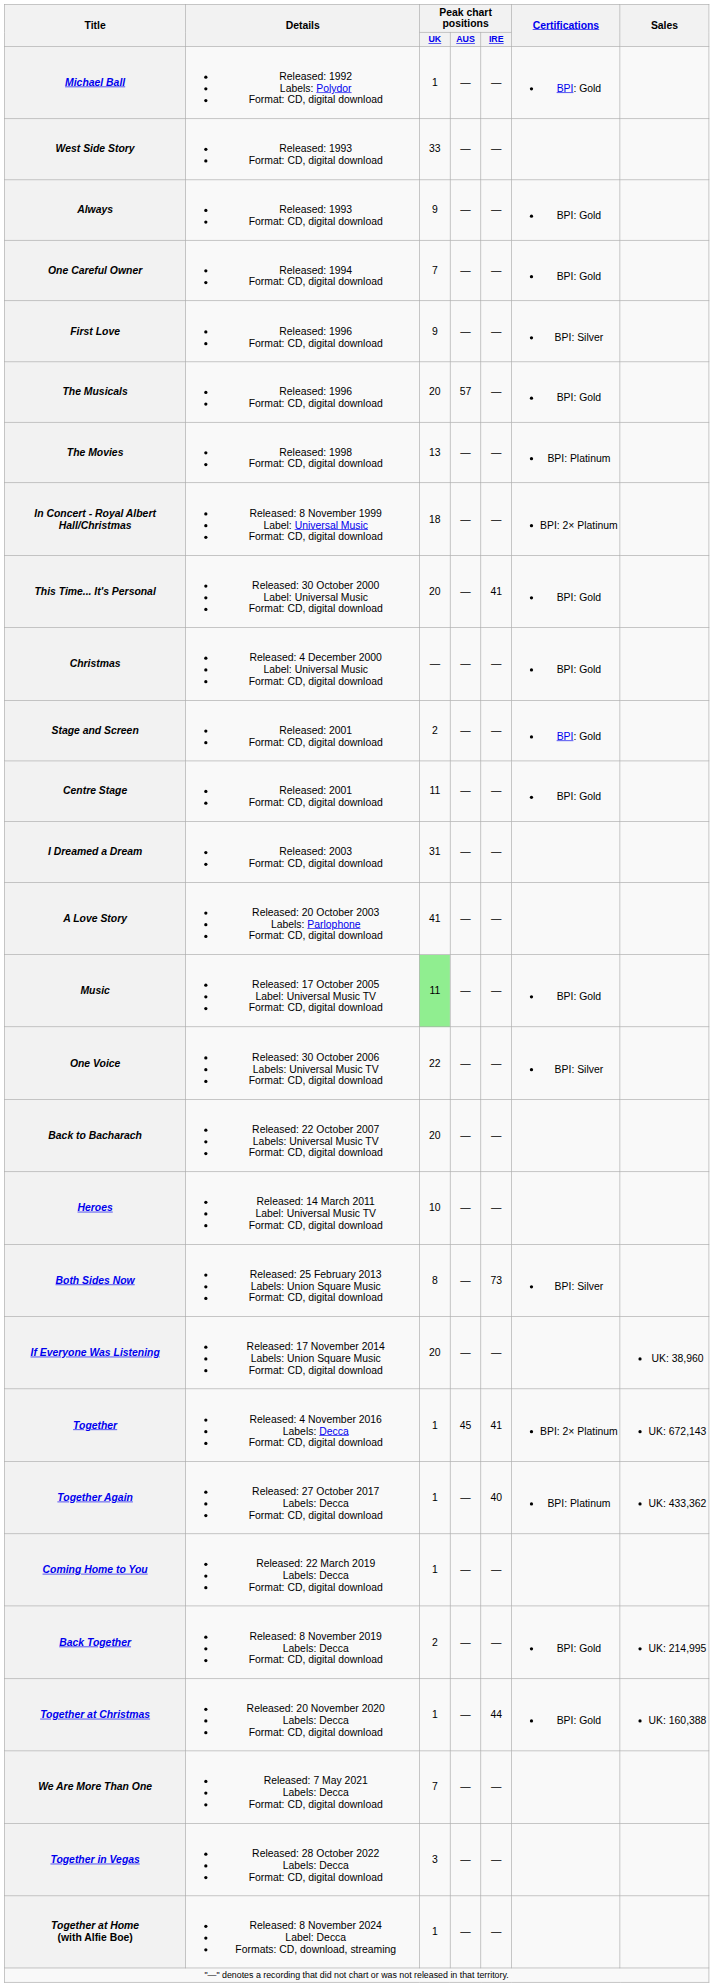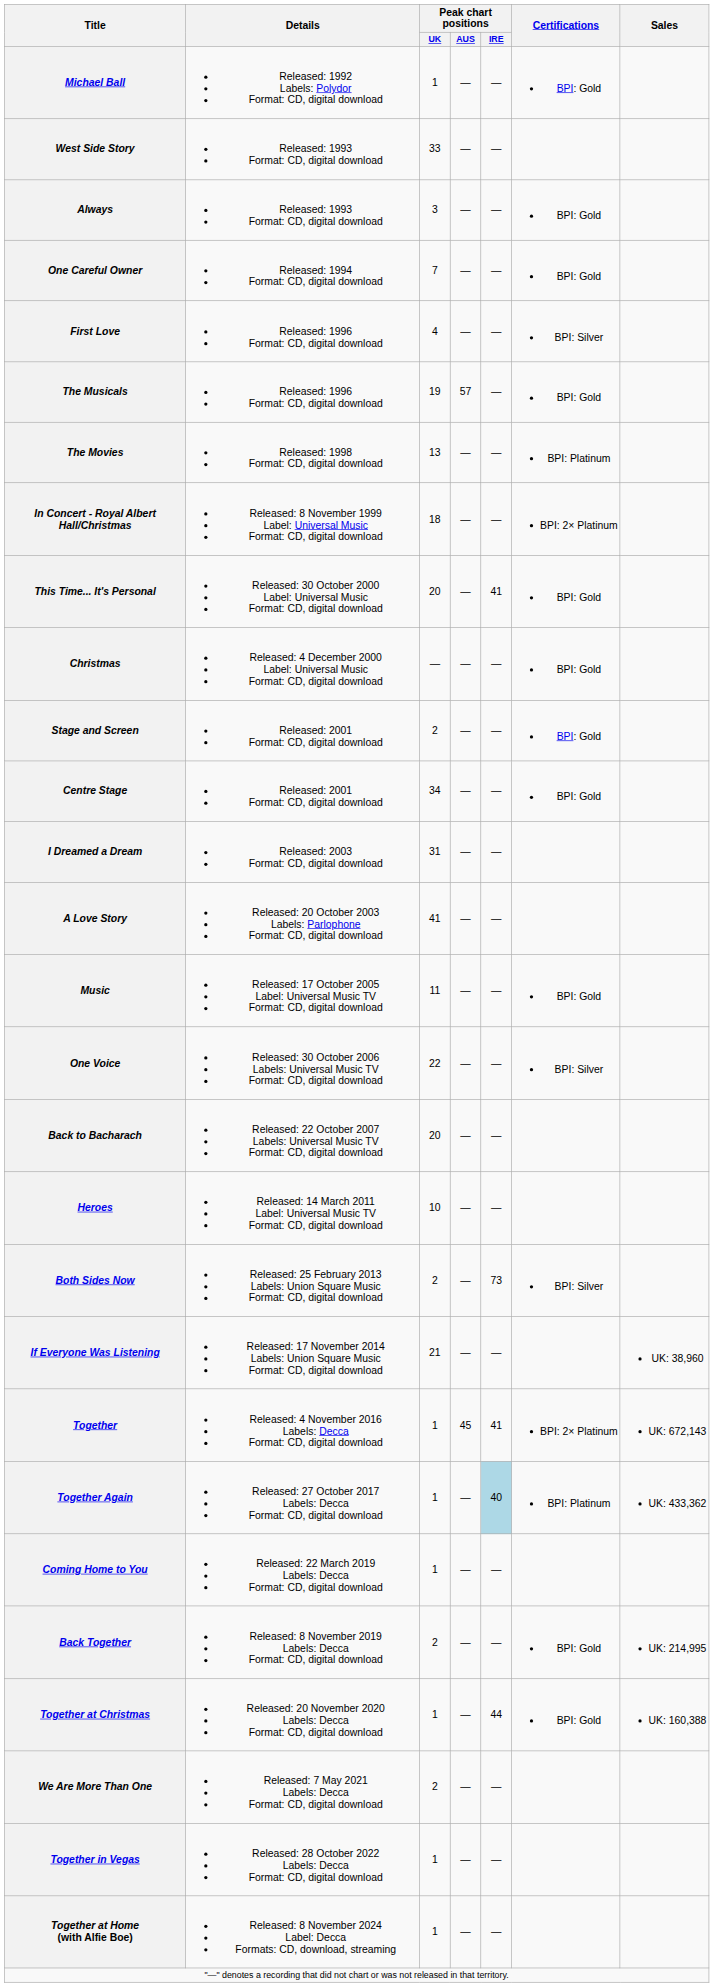(435, 210) 9 -> (435, 210) 3
(435, 331) 9 -> (435, 331) 4
(435, 392) 20 -> (435, 392) 19
(435, 791) 11 -> (435, 791) 34
(435, 991) lightgreen background -> (435, 991) no background
(435, 1280) 8 -> (435, 1280) 2
(435, 1353) 20 -> (435, 1353) 21
(496, 1497) no background -> (496, 1497) lightblue background
(435, 1787) 7 -> (435, 1787) 2
(435, 1859) 3 -> (435, 1859) 1
